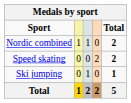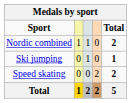rows swapped: (39, 74) <-> (39, 59)
